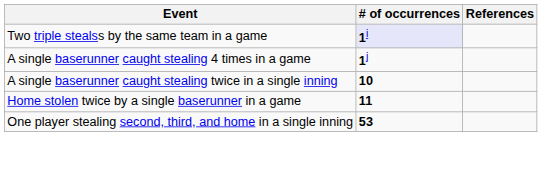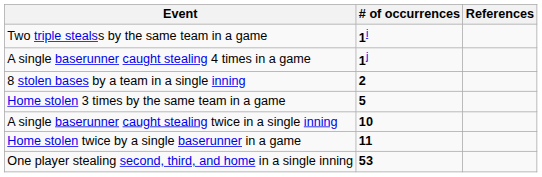(364, 36) lavender background -> (364, 36) no background
+ row: (126, 81)
+ row: (146, 101)
